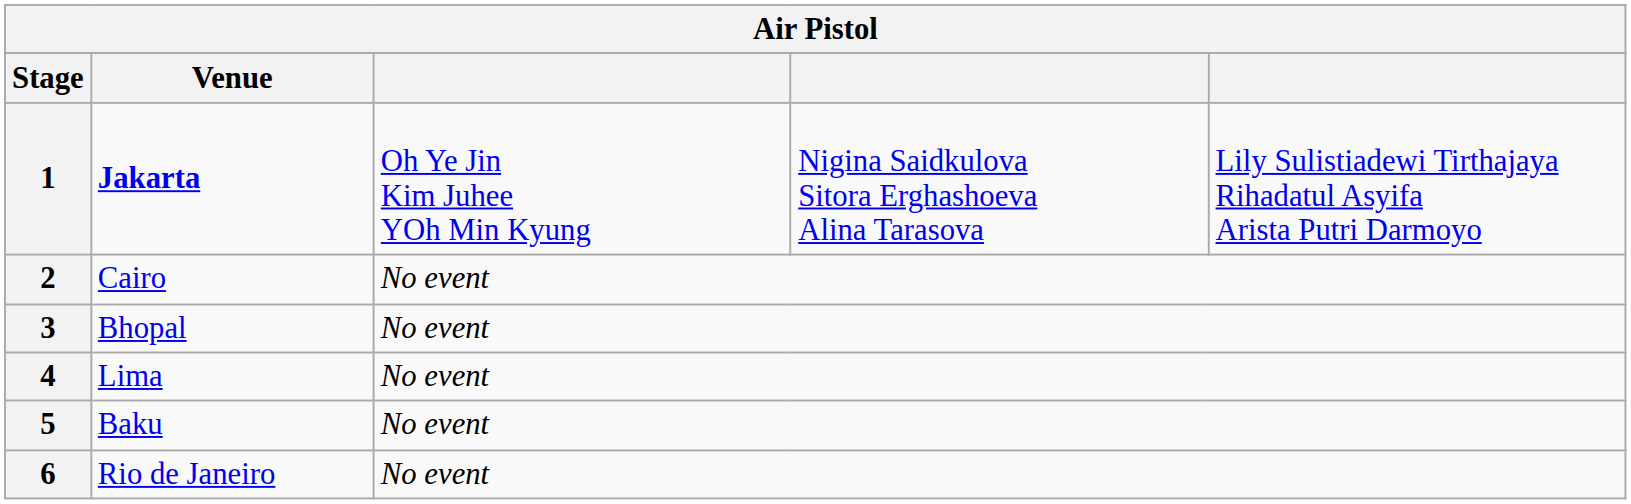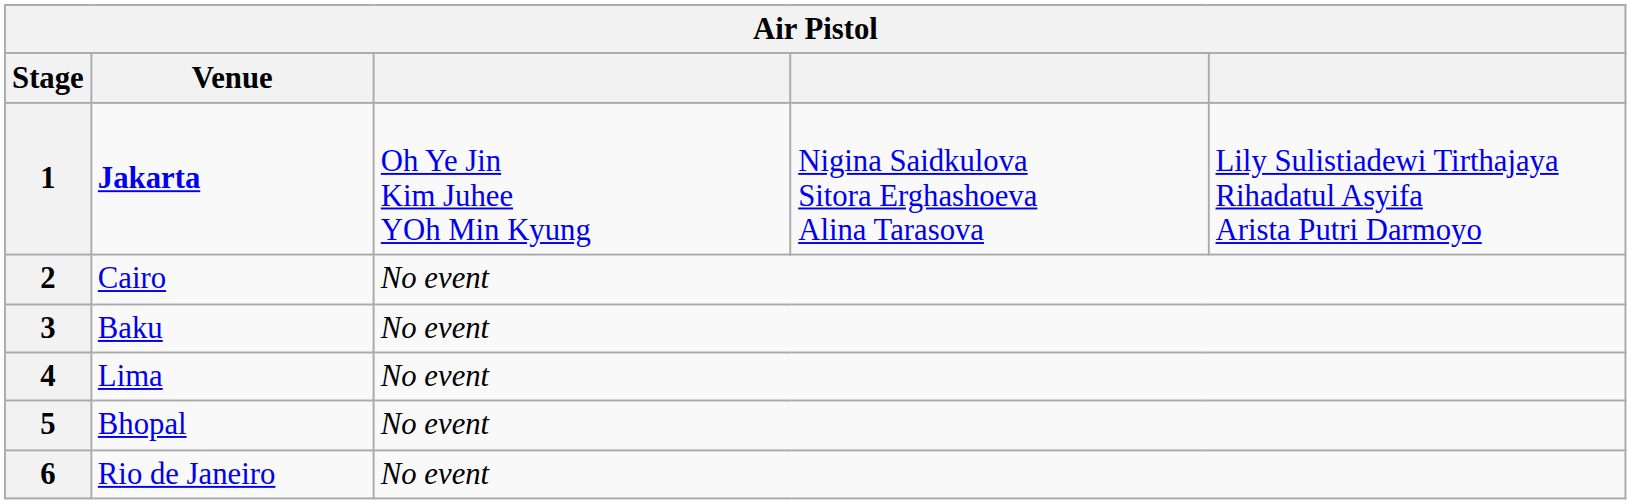(142, 327) Bhopal -> (130, 327) Baku
(130, 424) Baku -> (142, 424) Bhopal
